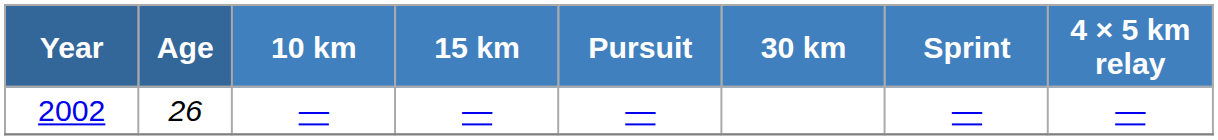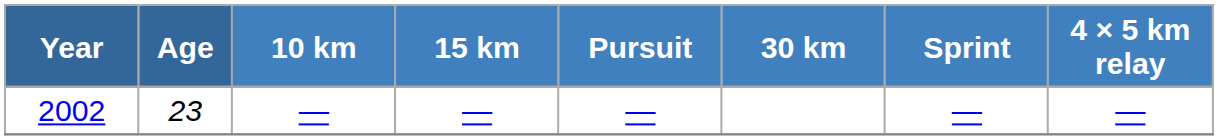(185, 111) 26 -> (185, 111) 23
